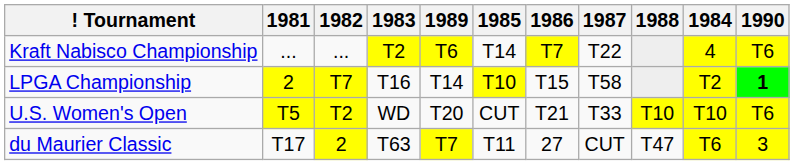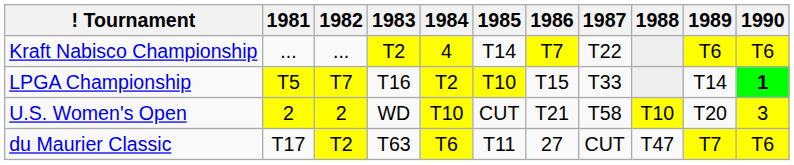columns swapped: (710, 20) <-> (447, 20)
(288, 82) 2 -> (288, 82) T5
(605, 82) T58 -> (605, 82) T33
(288, 113) T5 -> (288, 113) 2
(341, 113) T2 -> (341, 113) 2
(605, 113) T33 -> (605, 113) T58
(763, 113) T6 -> (763, 113) 3
(341, 145) 2 -> (341, 145) T2
(763, 145) 3 -> (763, 145) T6
